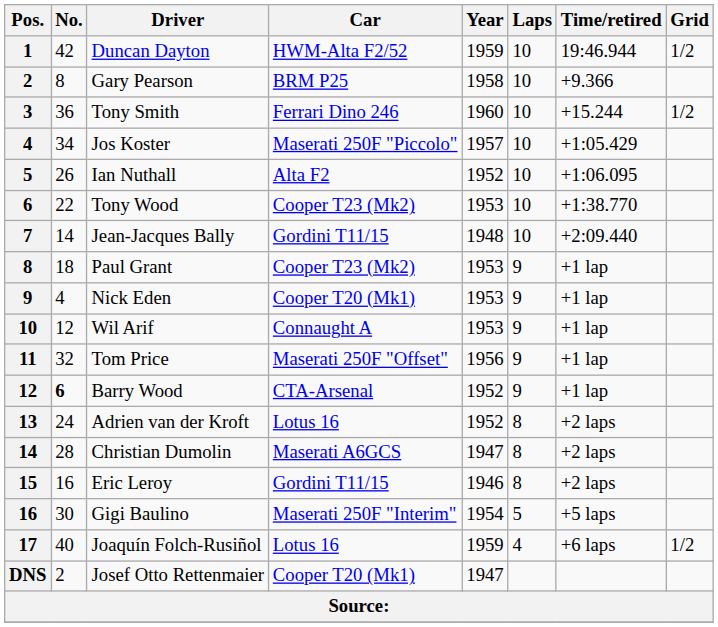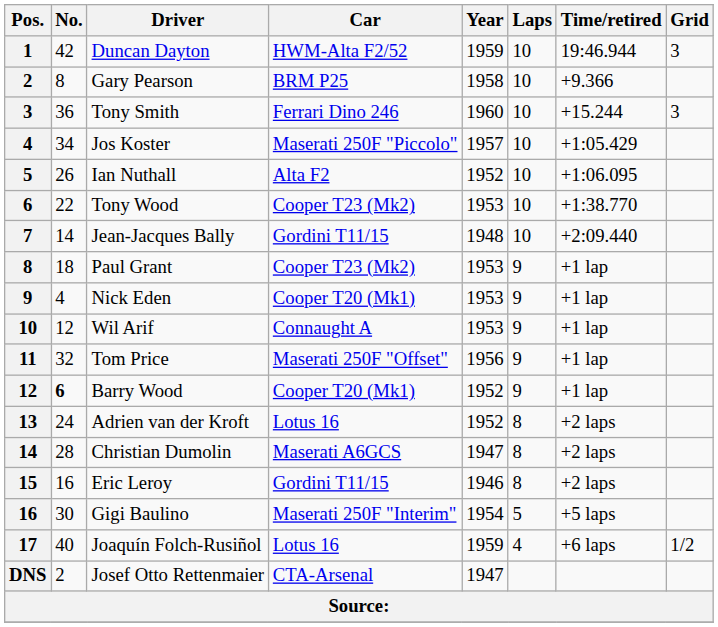(682, 51) 1/2 -> (675, 51) 3
(682, 112) 1/2 -> (675, 112) 3
(323, 390) CTA-Arsenal -> (344, 390) Cooper T20 (Mk1)
(344, 576) Cooper T20 (Mk1) -> (323, 576) CTA-Arsenal
